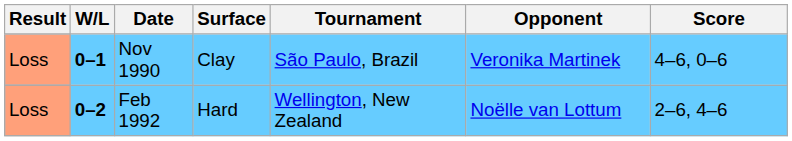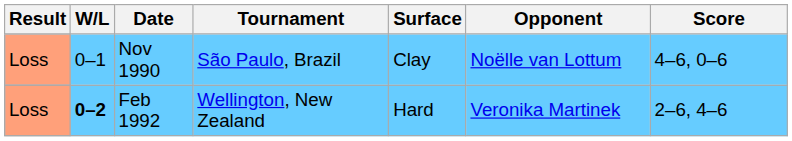columns swapped: (368, 19) <-> (232, 19)
(90, 59) bold -> (90, 59) normal
(545, 59) Veronika Martinek -> (546, 59) Noëlle van Lottum
(546, 110) Noëlle van Lottum -> (545, 110) Veronika Martinek
